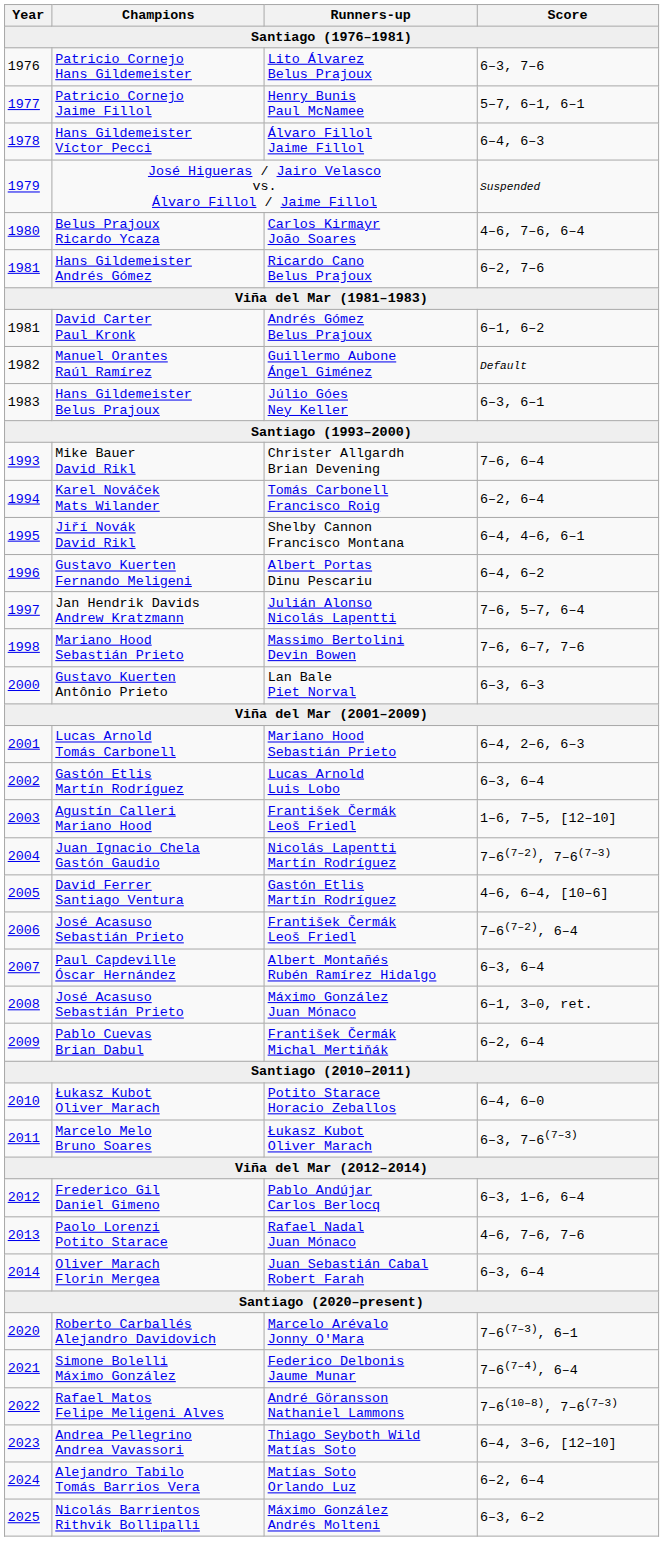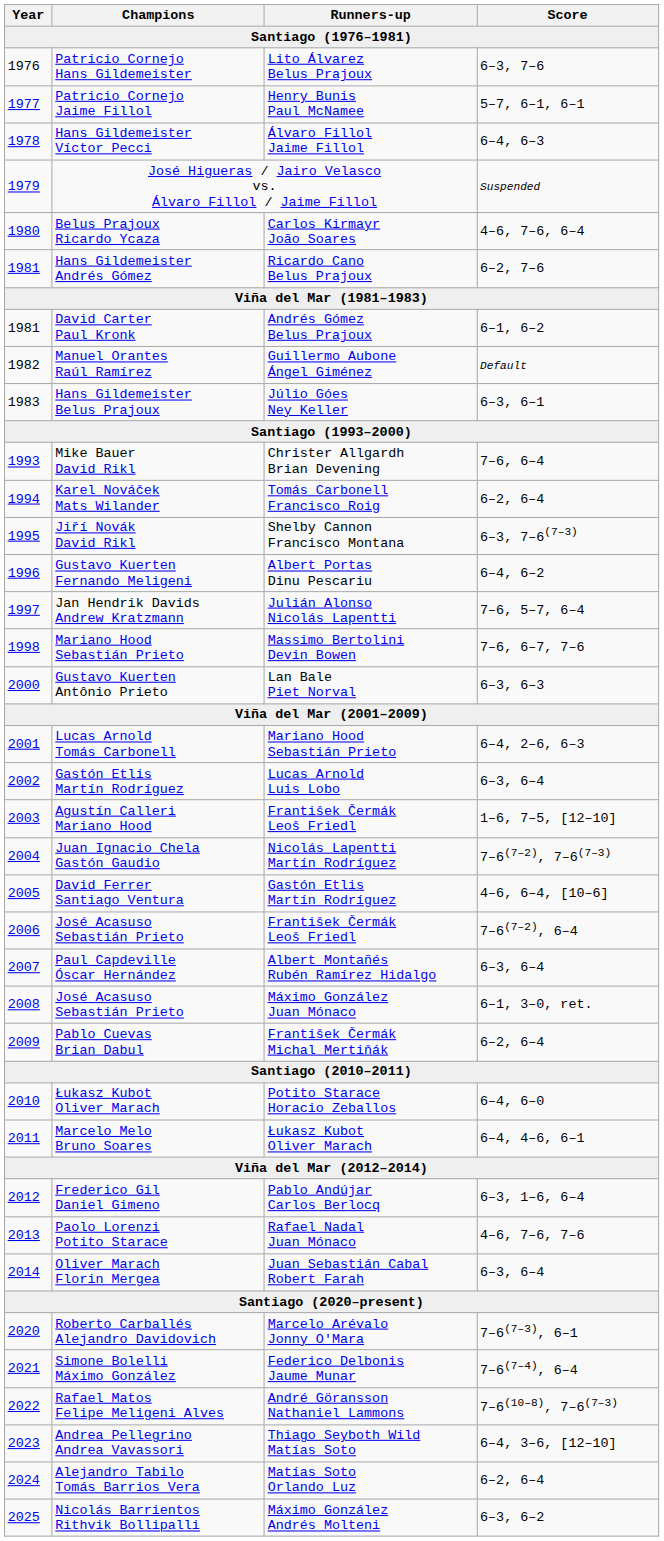(532, 536) 6–4, 4–6, 6–1 -> (529, 536) 6–3, 7–6(7–3)
(529, 1139) 6–3, 7–6(7–3) -> (532, 1139) 6–4, 4–6, 6–1
